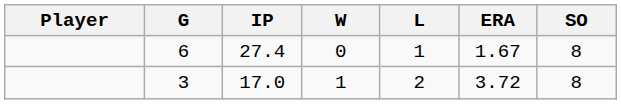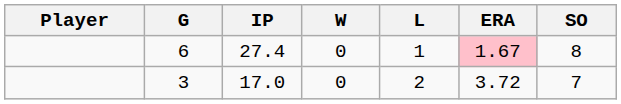(498, 51) no background -> (498, 51) pink background
(341, 83) 1 -> (341, 83) 0
(576, 83) 8 -> (576, 83) 7
